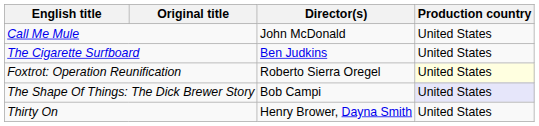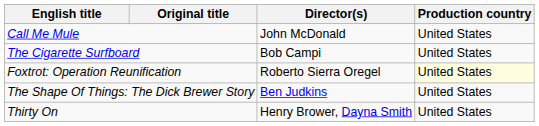(294, 53) Ben Judkins -> (291, 53) Bob Campi
(291, 92) Bob Campi -> (294, 92) Ben Judkins
(455, 92) lavender background -> (455, 92) no background
